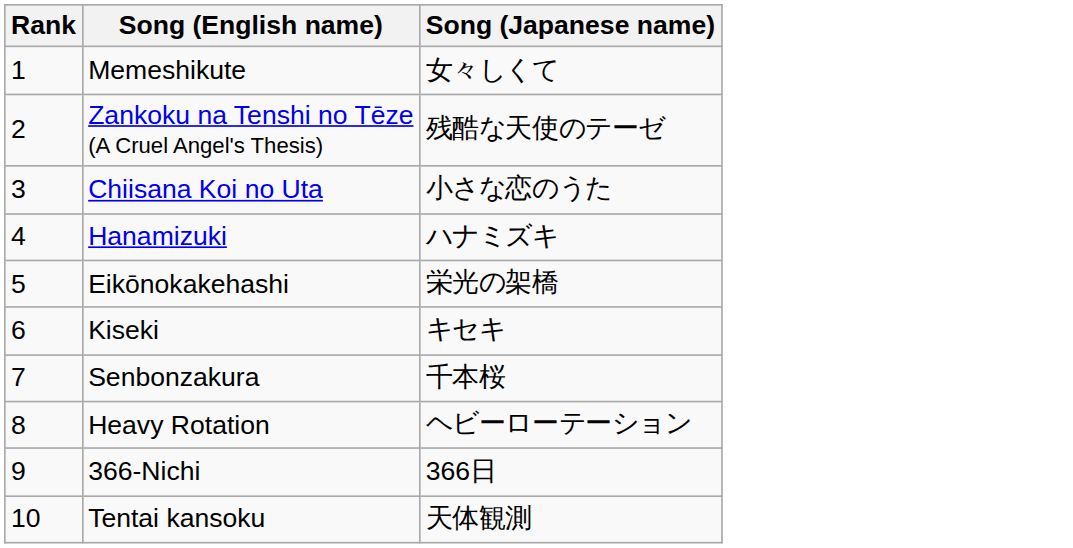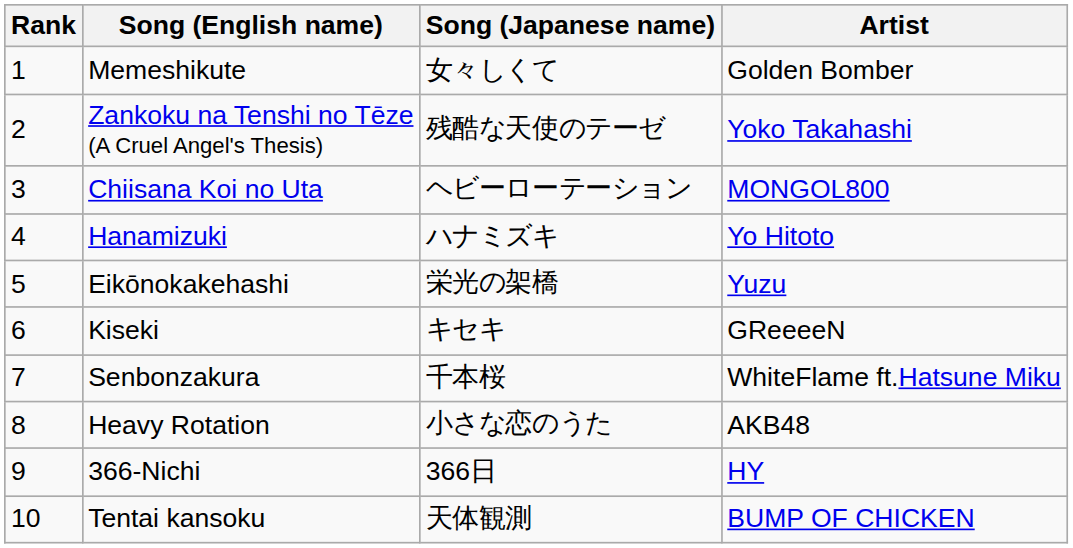+ column: (894, 25)
(519, 188) 小さな恋のうた -> (559, 188) ヘビーローテーション
(559, 423) ヘビーローテーション -> (519, 423) 小さな恋のうた
